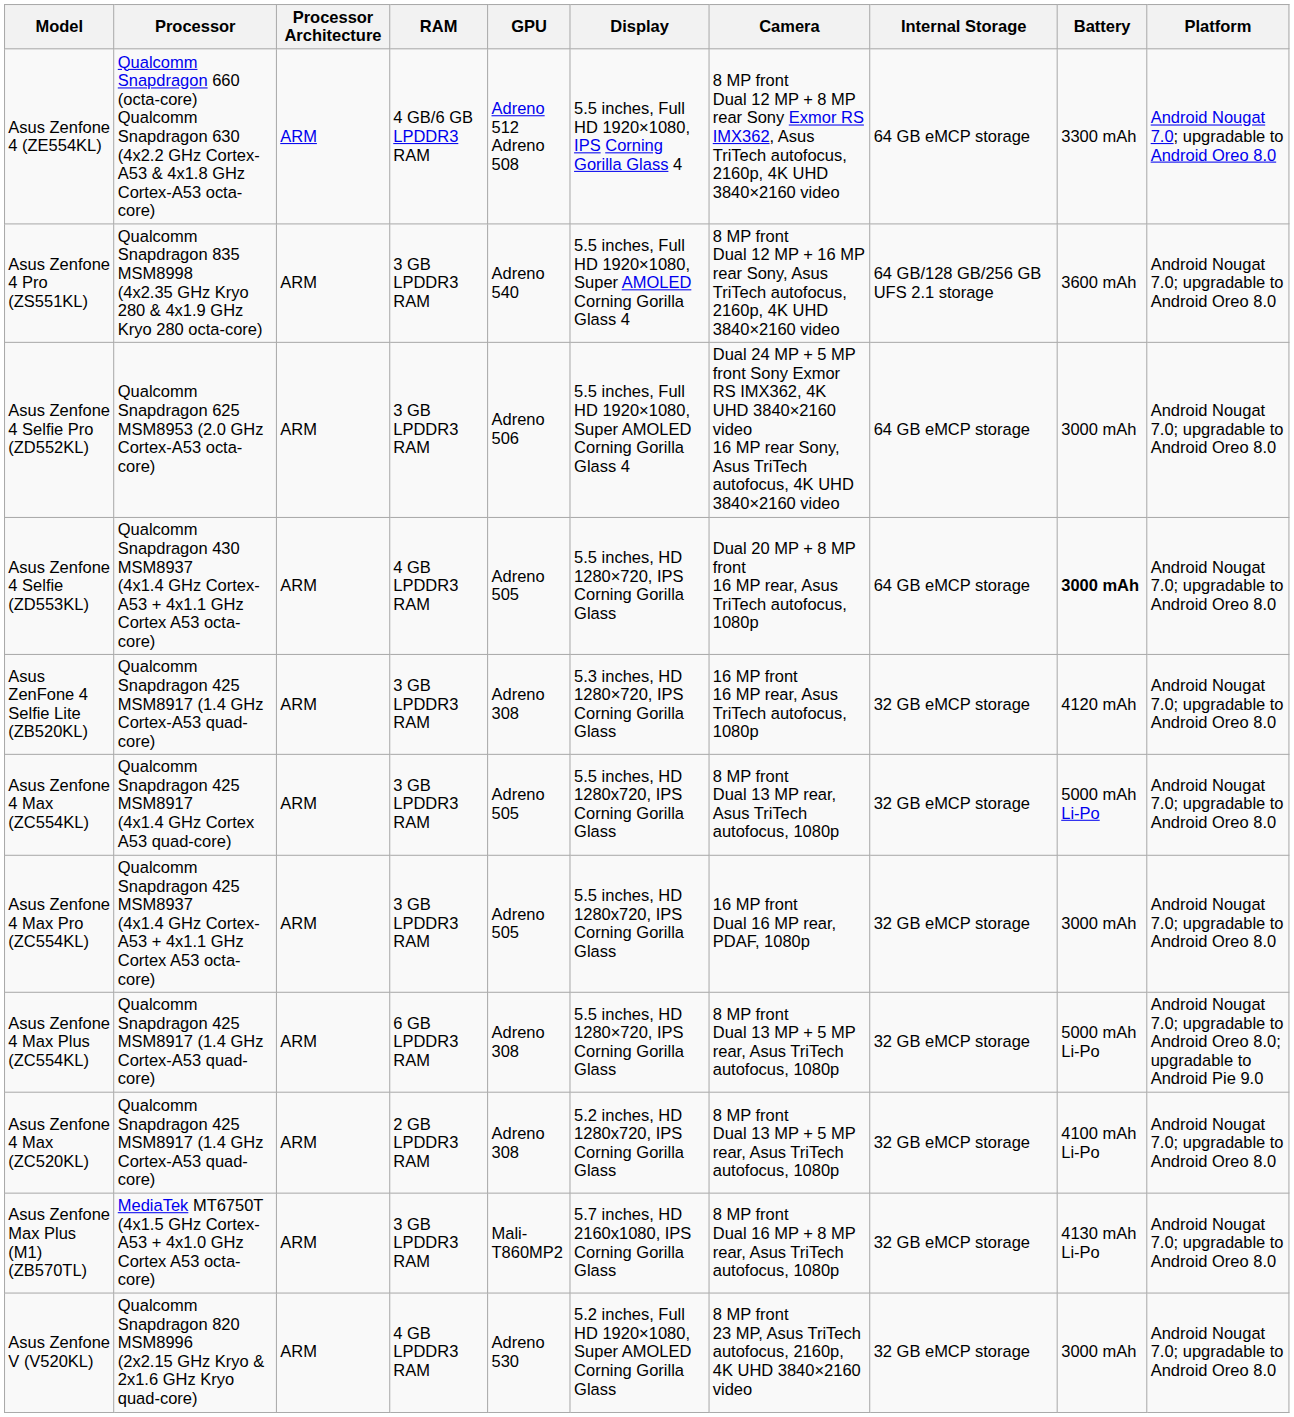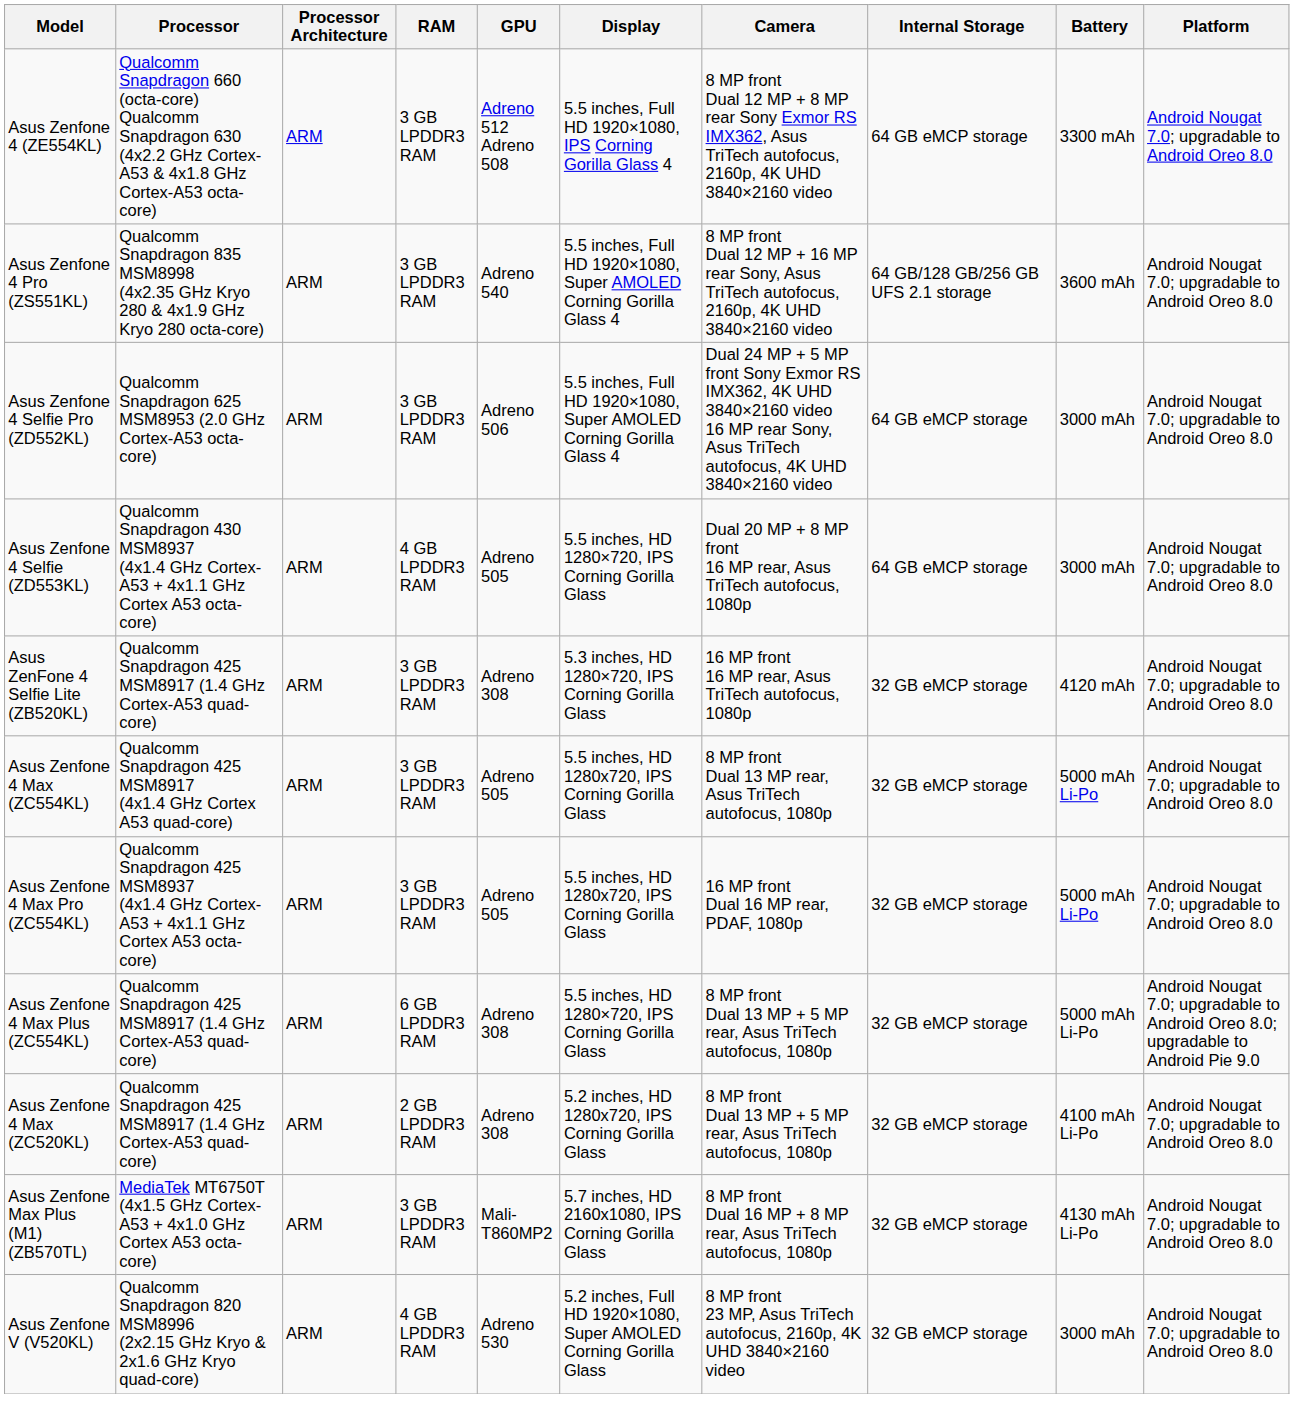(433, 136) 4 GB/6 GB LPDDR3 RAM -> (432, 136) 3 GB LPDDR3 RAM
(1100, 585) bold -> (1097, 567) normal
(1099, 923) 3000 mAh -> (1097, 905) 5000 mAh Li-Po
